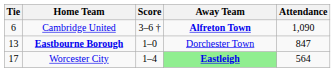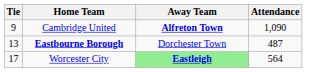- column: (150, 12)
(13, 28) 6 -> (13, 28) 9
(303, 43) 847 -> (275, 43) 487
